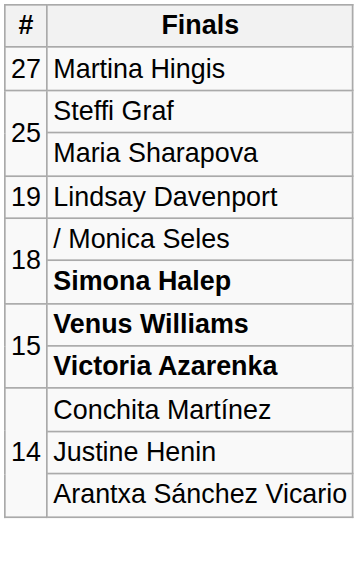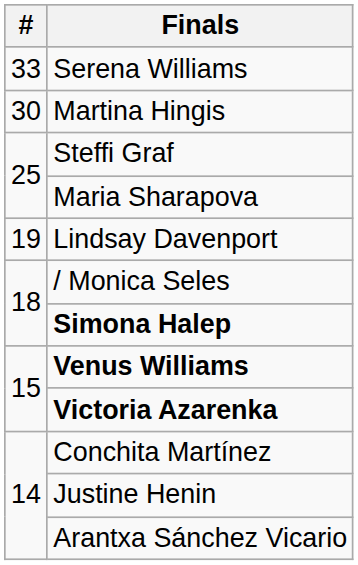+ row: (150, 68)
(26, 68) 27 -> (26, 111) 30
